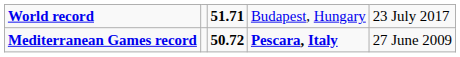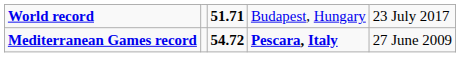(227, 39) 50.72 -> (227, 39) 54.72
